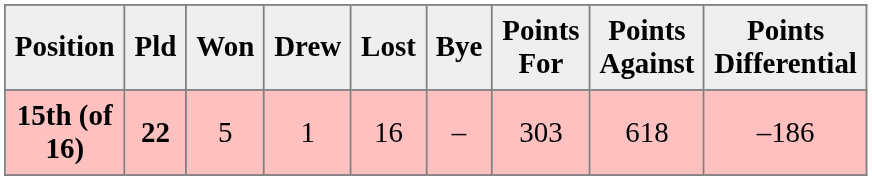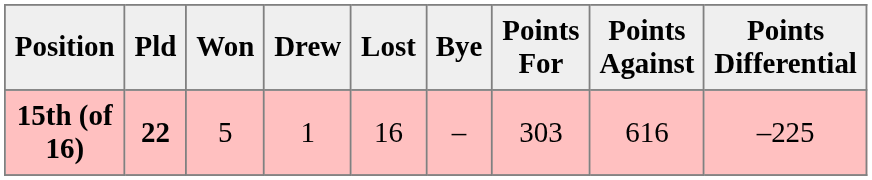(647, 132) 618 -> (647, 132) 616
(786, 132) –186 -> (786, 132) –225
